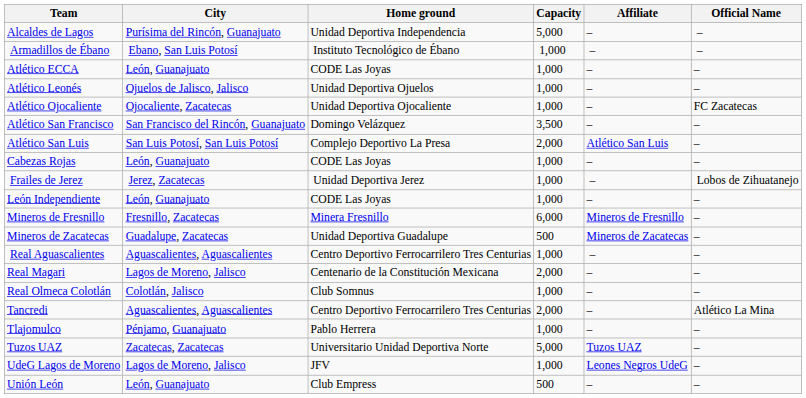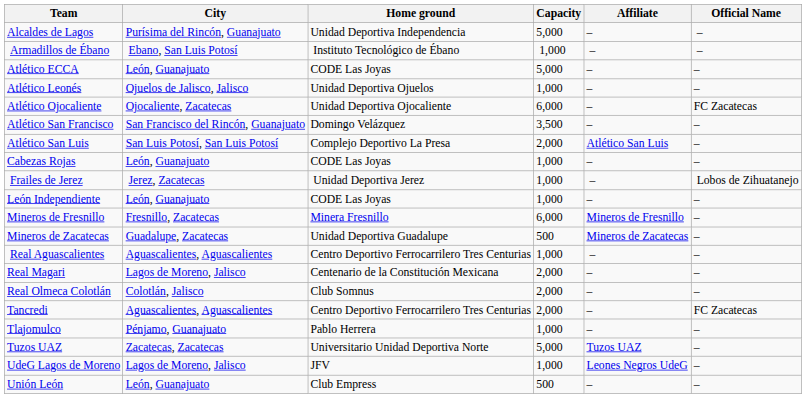(550, 69) 1,000 -> (550, 69) 5,000
(550, 106) 1,000 -> (550, 106) 6,000
(550, 291) 1,000 -> (550, 291) 2,000
(734, 310) Atlético La Mina -> (725, 310) FC Zacatecas
